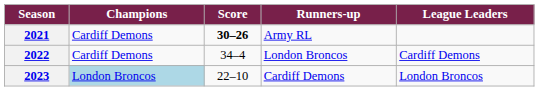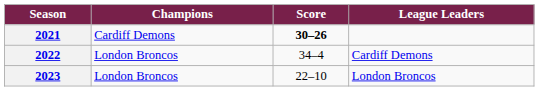- column: (328, 14)
(112, 54) Cardiff Demons -> (136, 54) London Broncos
(114, 75) lightblue background -> (136, 75) no background
